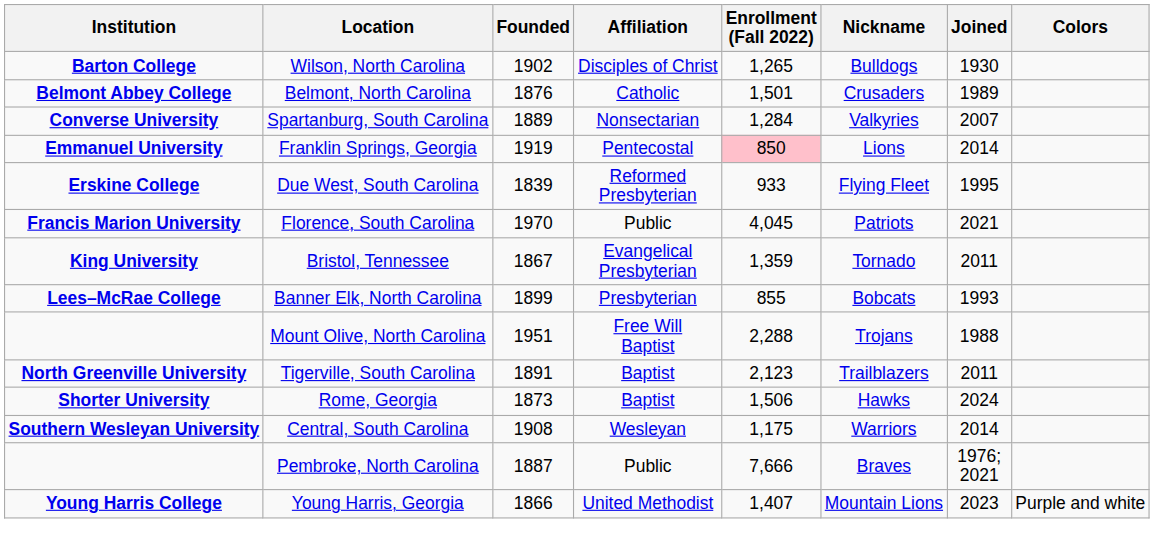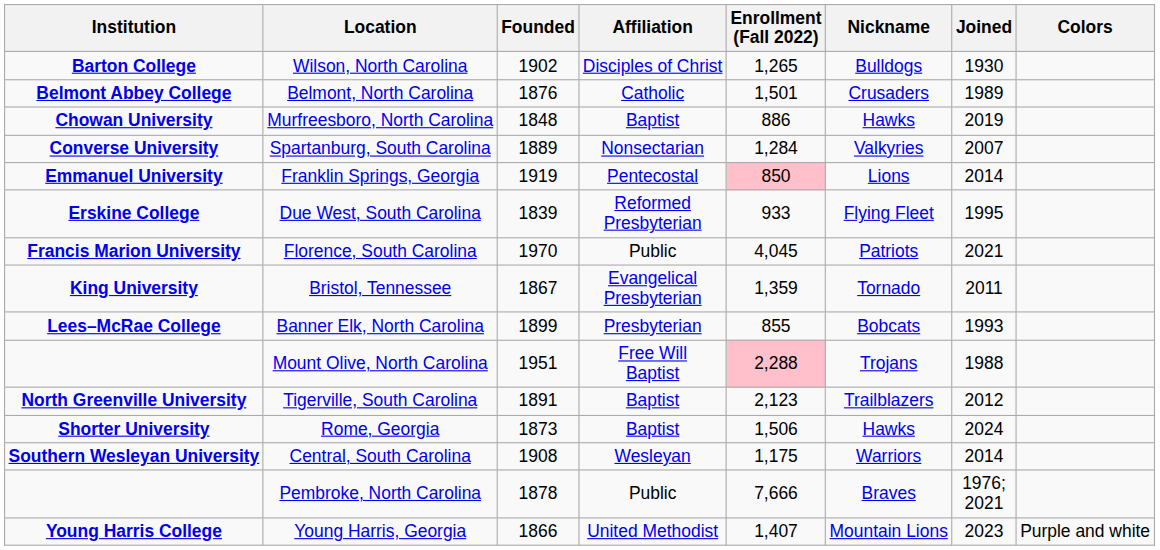+ row: (380, 120)
(771, 335) no background -> (776, 363) pink background
(979, 373) 2011 -> (984, 401) 2012
(533, 466) 1887 -> (538, 493) 1878
